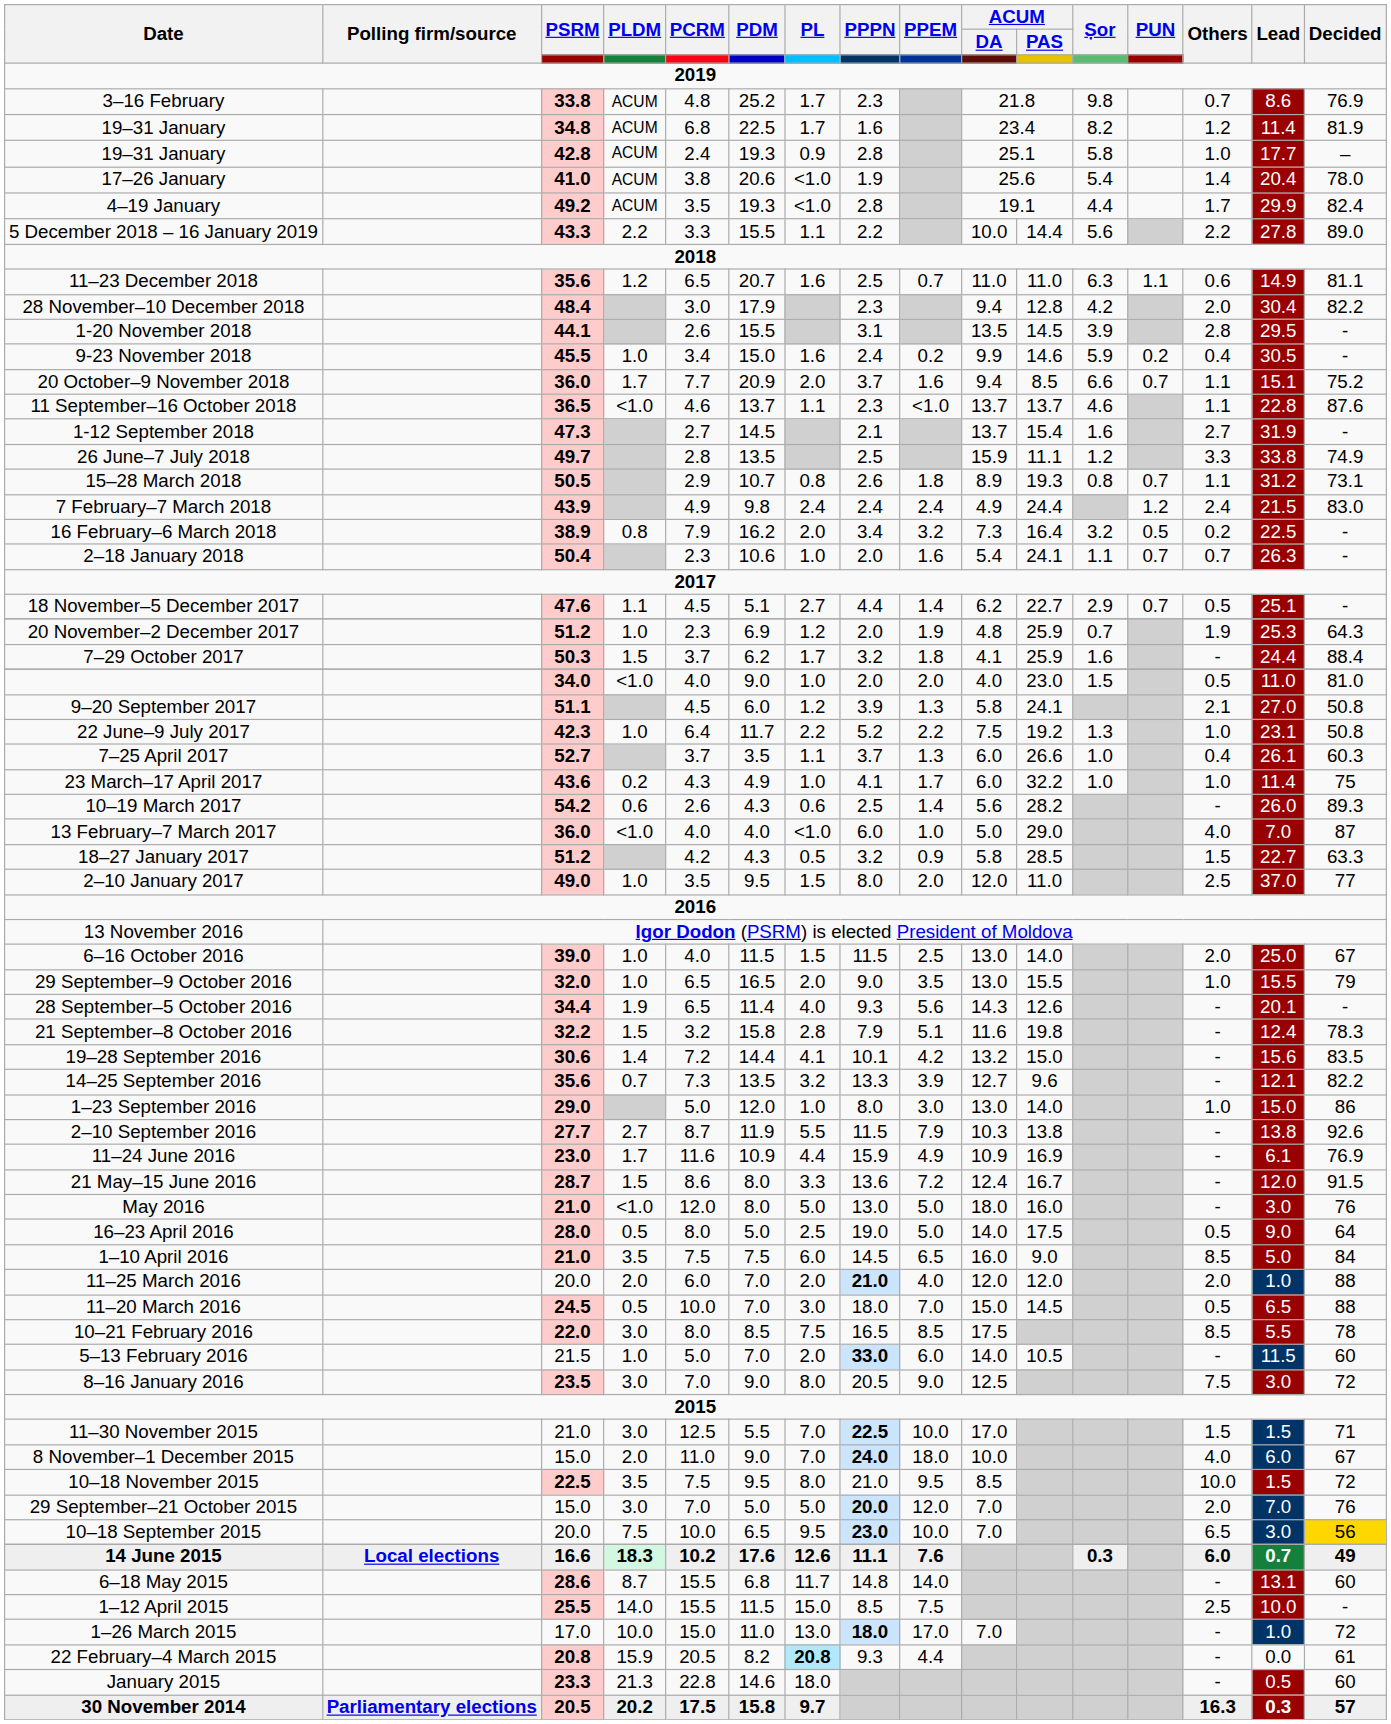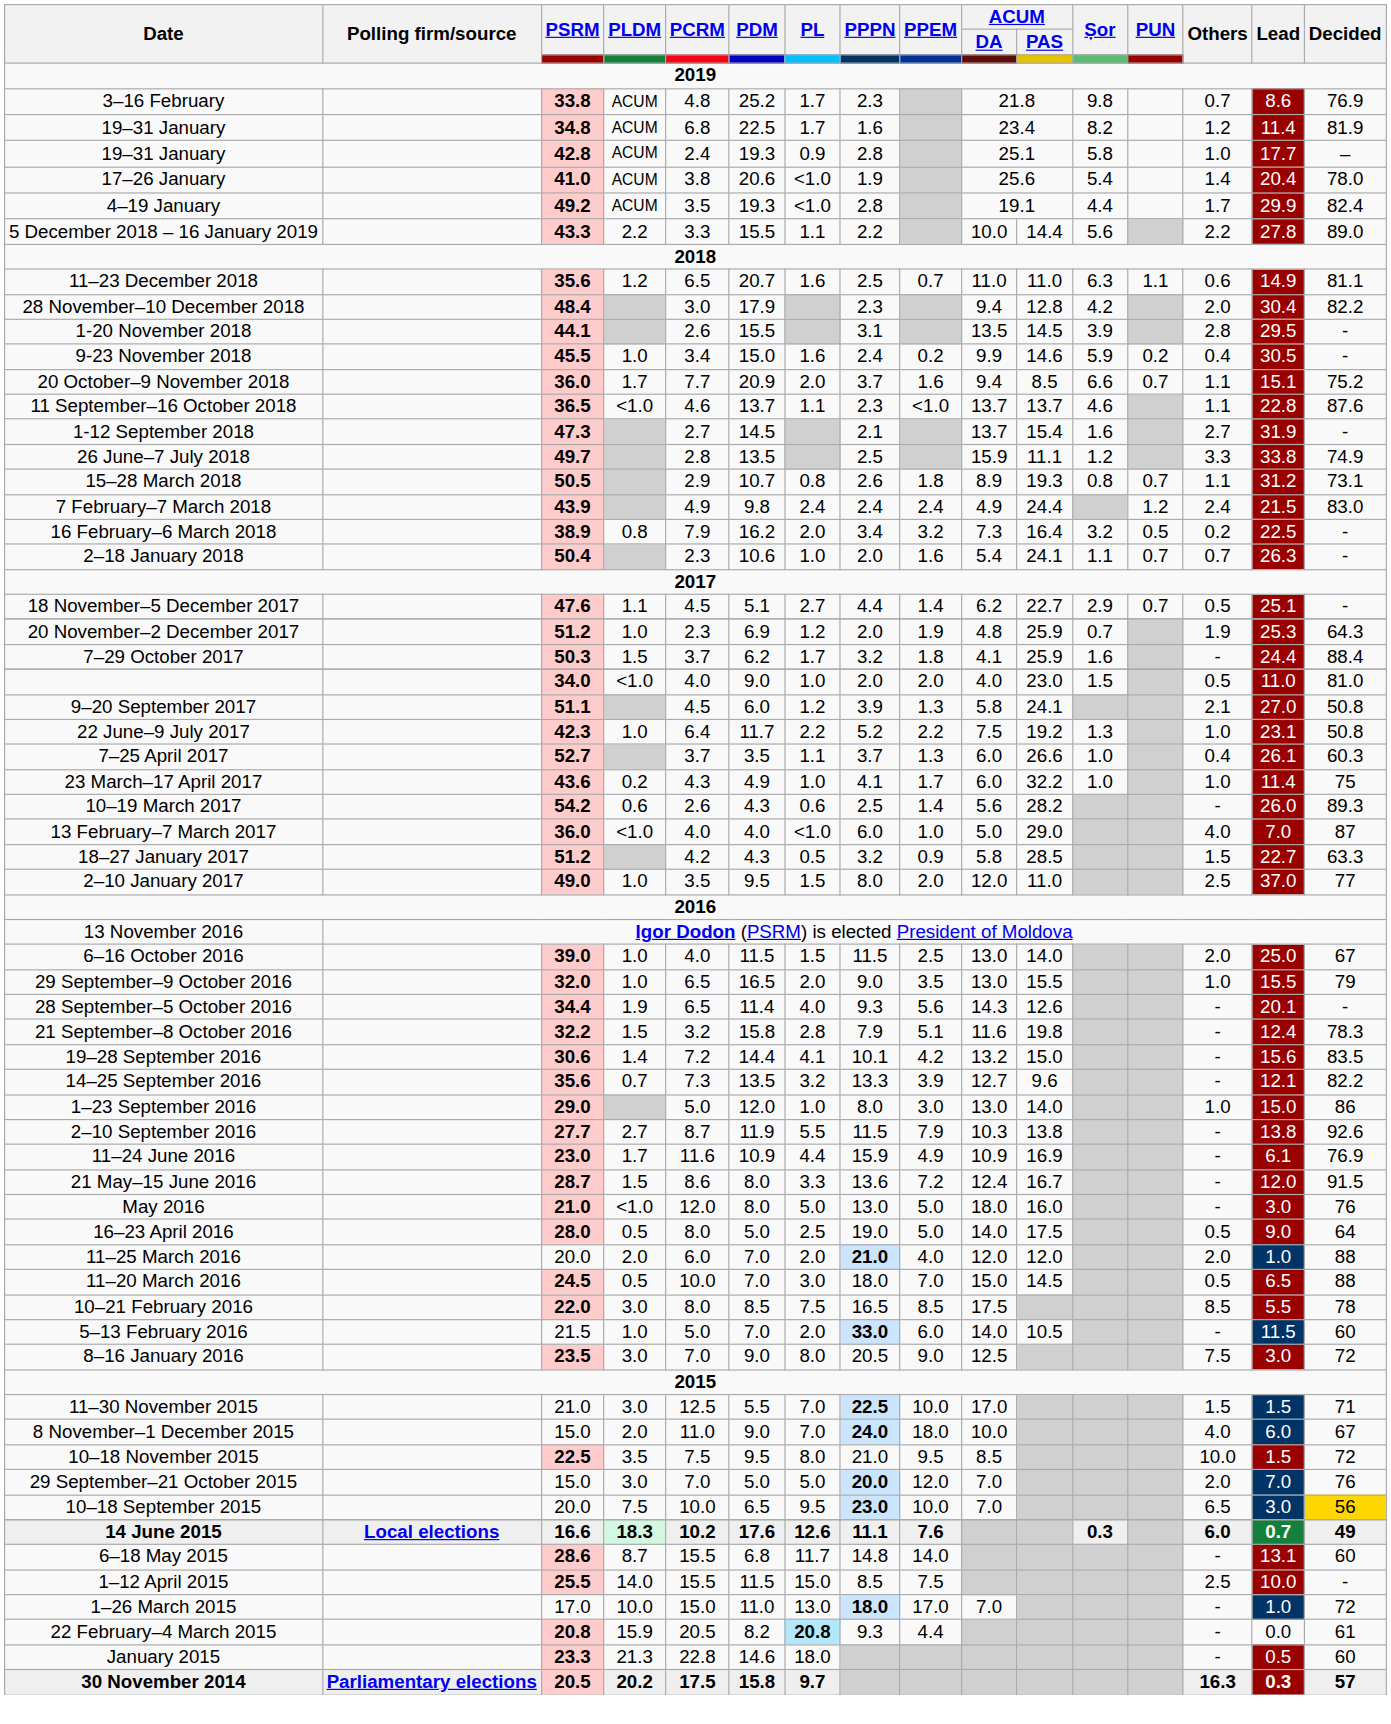- row: (163, 1256)
